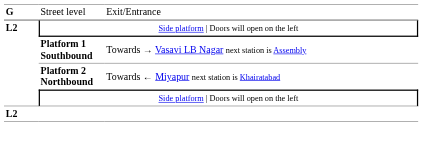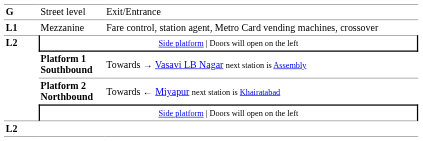+ row: (62, 27)
